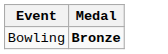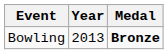+ column: (88, 16)
